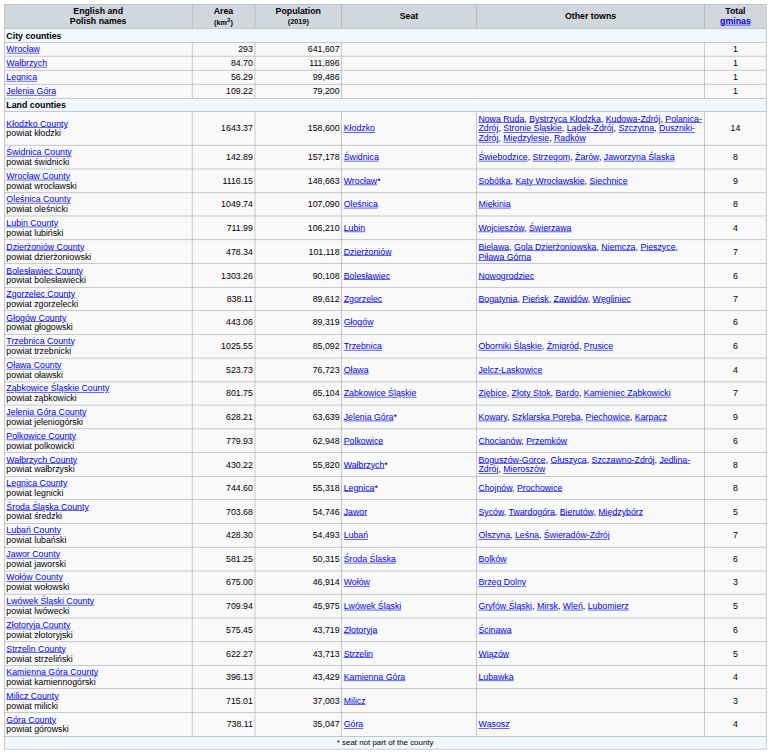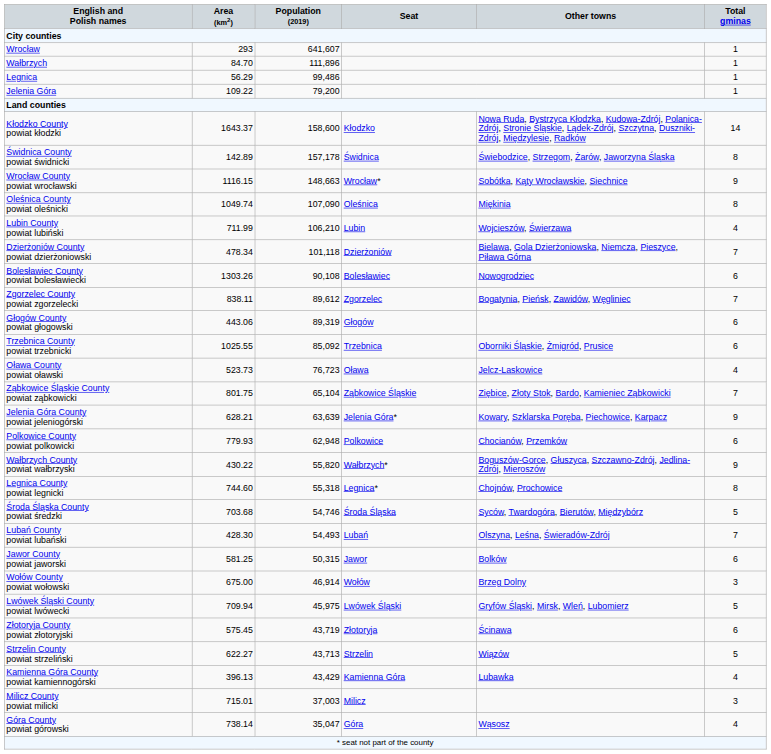(735, 465) 8 -> (735, 465) 9
(355, 512) Jawor -> (370, 512) Środa Śląska
(370, 559) Środa Śląska -> (355, 559) Jawor
(240, 725) 738.11 -> (239, 725) 738.14
